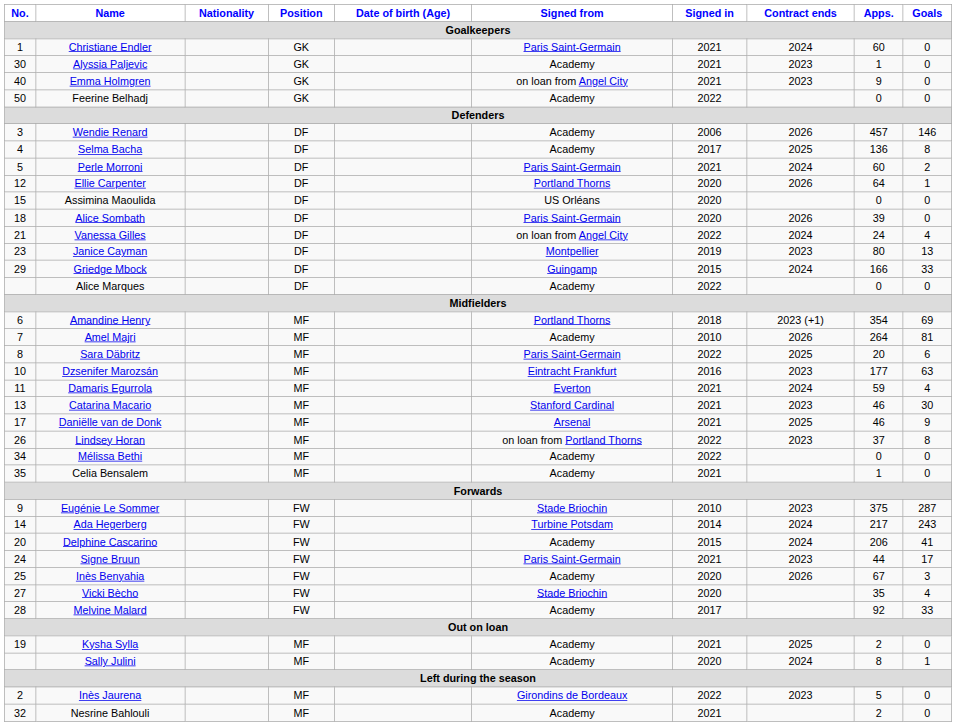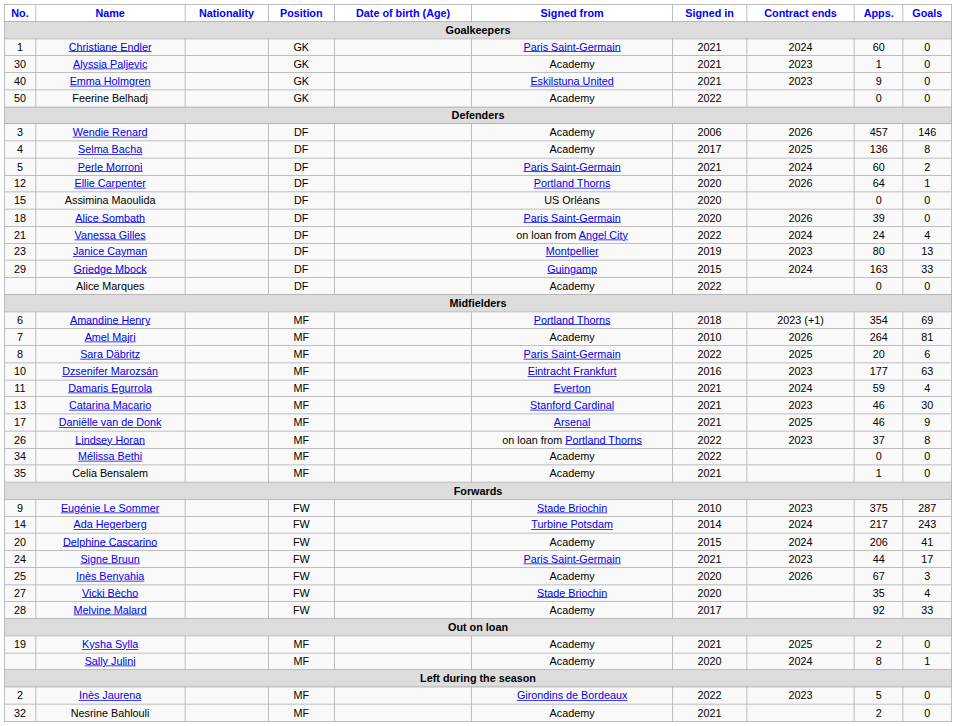(572, 82) on loan from Angel City -> (572, 82) Eskilstuna United
(879, 269) 166 -> (879, 269) 163
